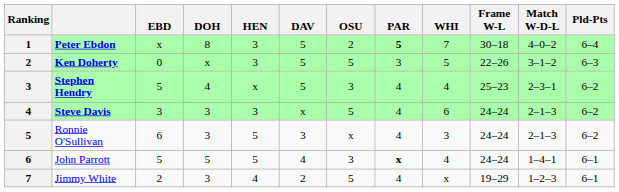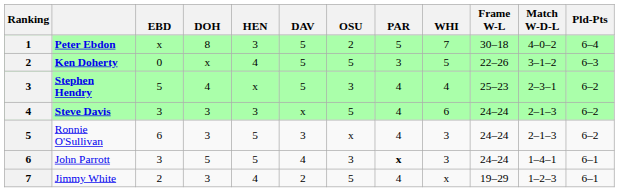(399, 44) bold -> (399, 44) normal
(255, 62) 3 -> (255, 62) 4
(159, 159) 5 -> (159, 159) 3
(446, 159) 4 -> (446, 159) 3
